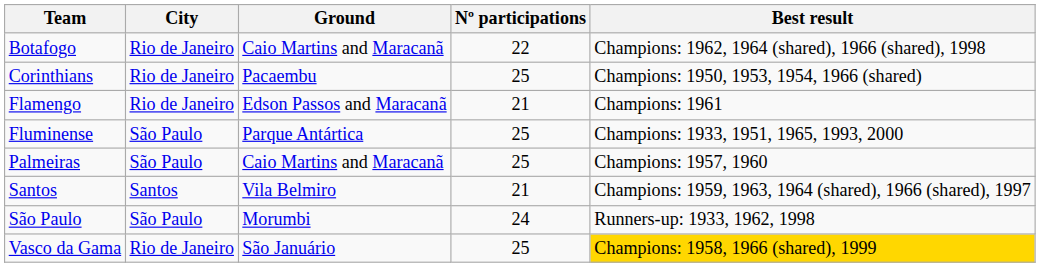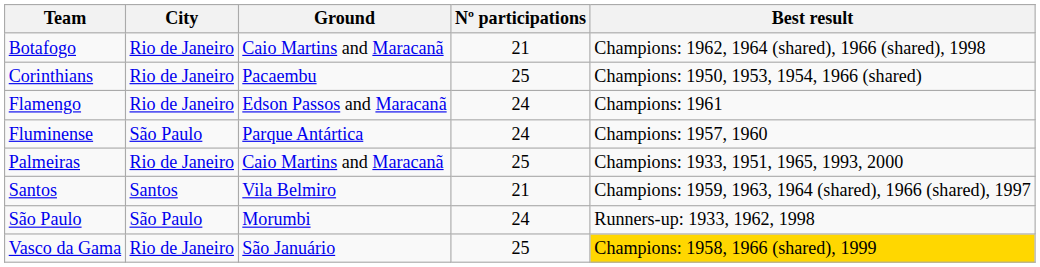(520, 47) 22 -> (520, 47) 21
(520, 104) 21 -> (520, 104) 24
(520, 133) 25 -> (520, 133) 24
(749, 133) Champions: 1933, 1951, 1965, 1993, 2000 -> (681, 133) Champions: 1957, 1960
(166, 162) São Paulo -> (182, 162) Rio de Janeiro
(681, 162) Champions: 1957, 1960 -> (749, 162) Champions: 1933, 1951, 1965, 1993, 2000
